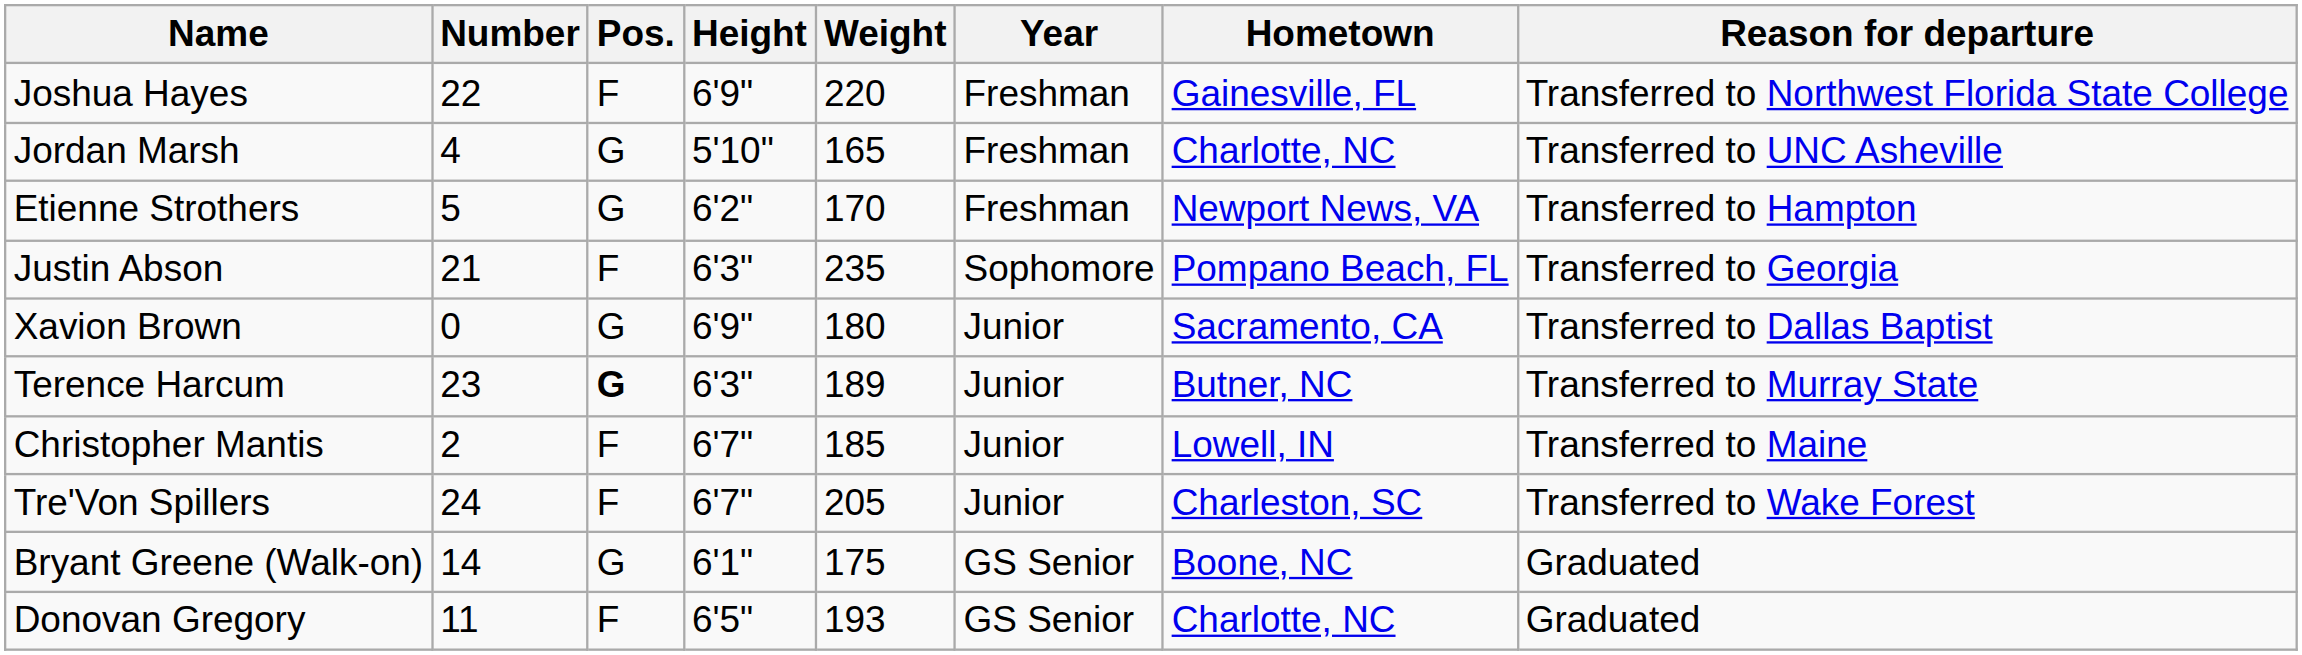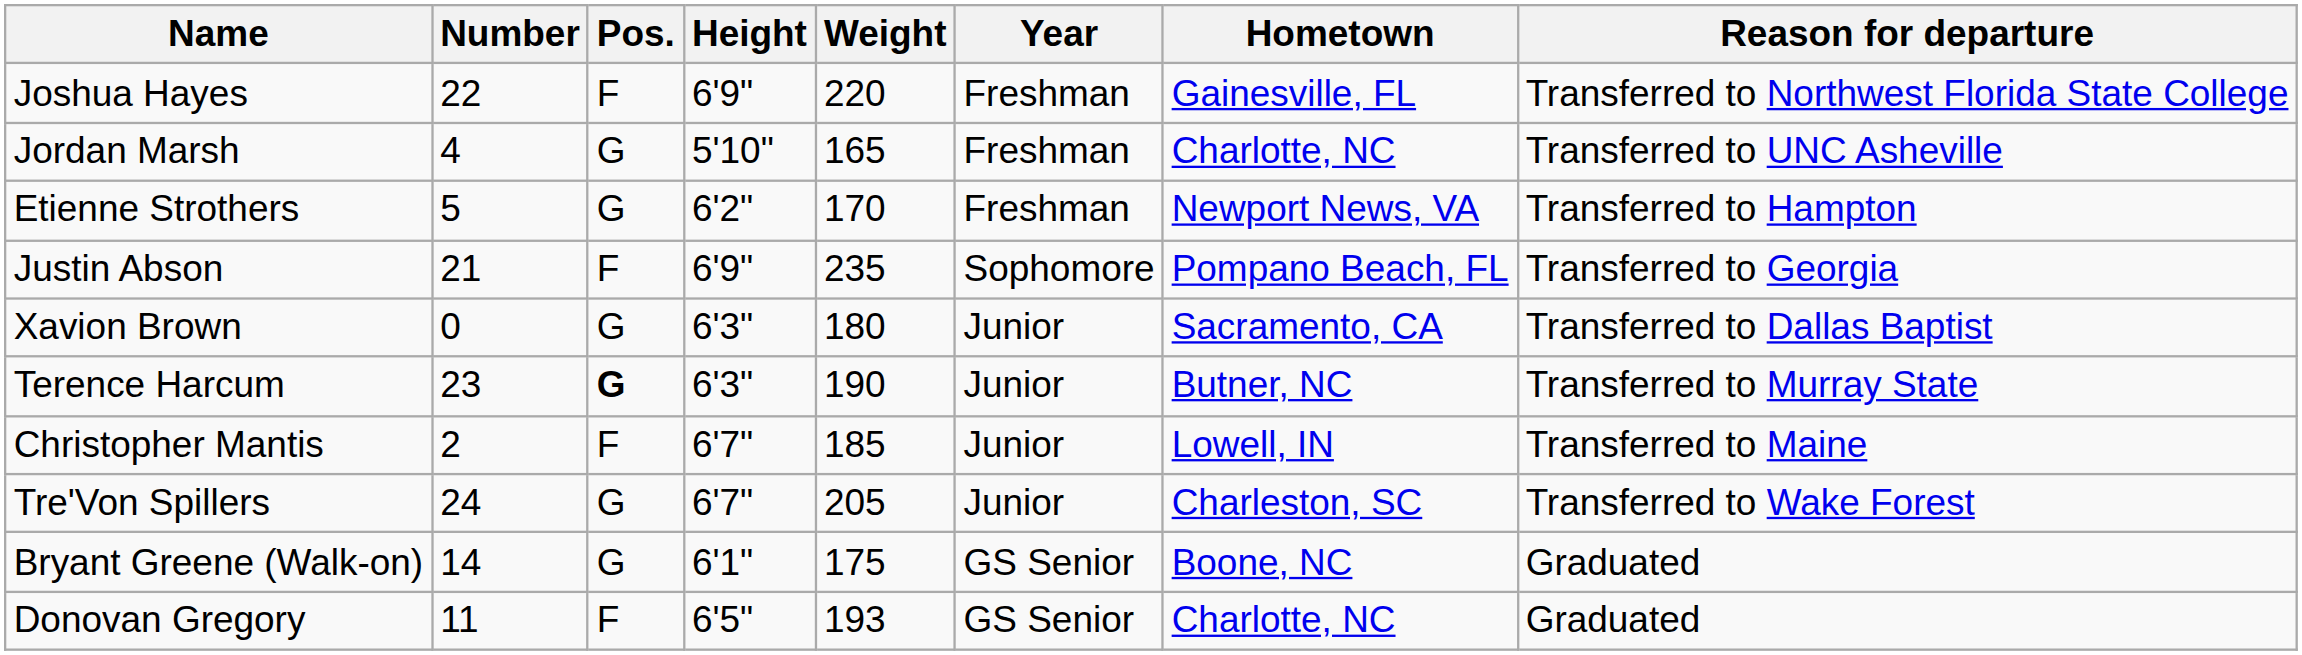(723, 268) 6'3" -> (723, 268) 6'9"
(723, 326) 6'9" -> (723, 326) 6'3"
(855, 385) 189 -> (855, 385) 190
(608, 502) F -> (611, 502) G
